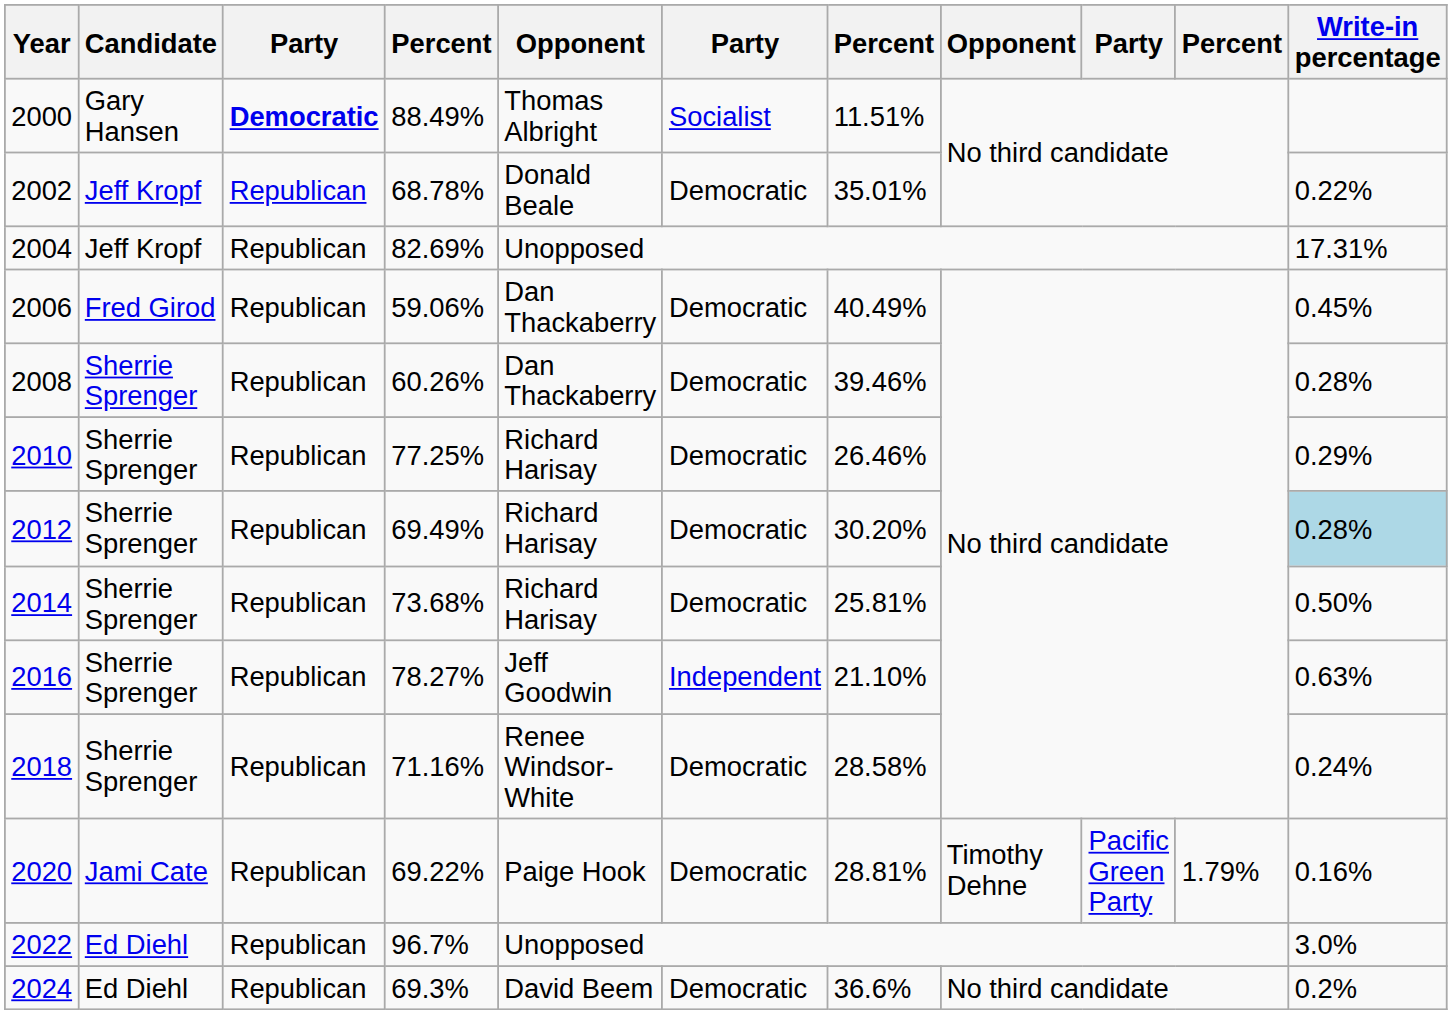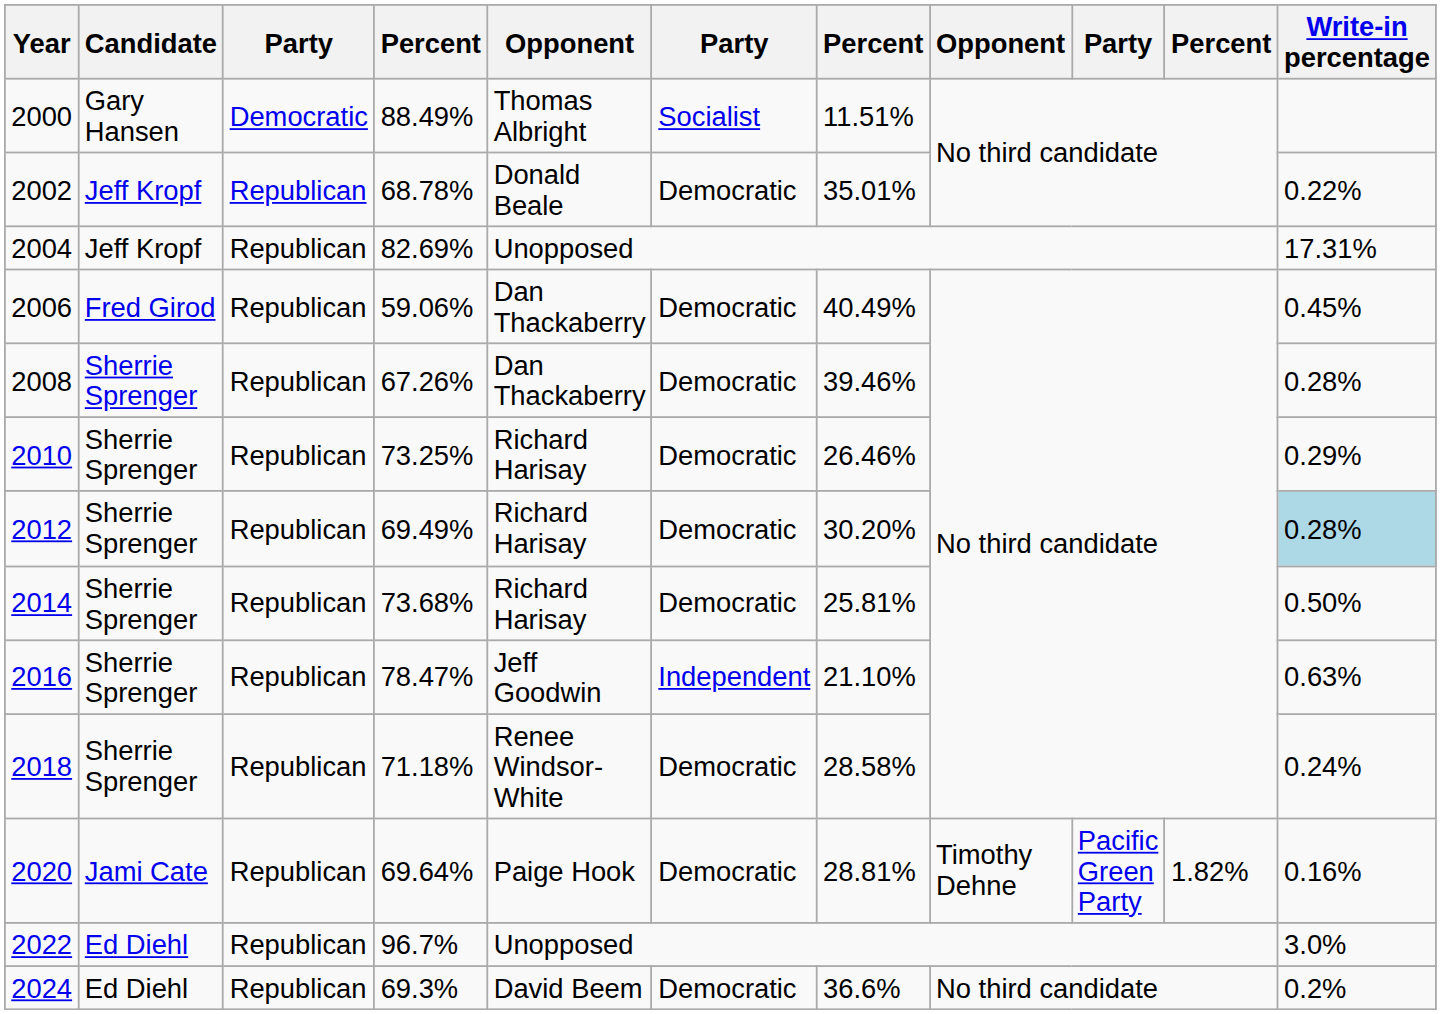(304, 116) bold -> (299, 116) normal
(438, 381) 60.26% -> (427, 381) 67.26%
(438, 455) 77.25% -> (427, 455) 73.25%
(438, 676) 78.27% -> (427, 676) 78.47%
(438, 766) 71.16% -> (427, 766) 71.18%
(438, 870) 69.22% -> (427, 870) 69.64%
(1221, 870) 1.79% -> (1210, 870) 1.82%
